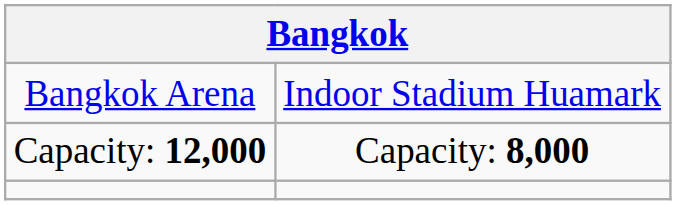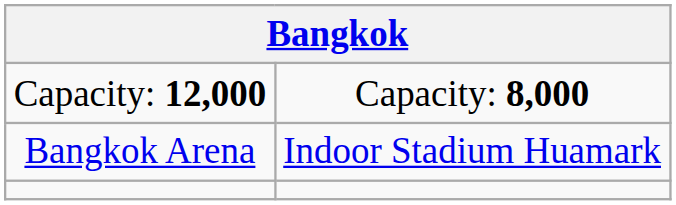rows swapped: (140, 92) <-> (140, 151)
